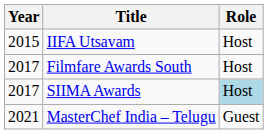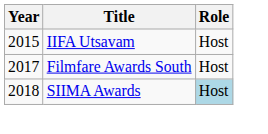(24, 91) 2017 -> (24, 91) 2018
- row: (131, 116)
